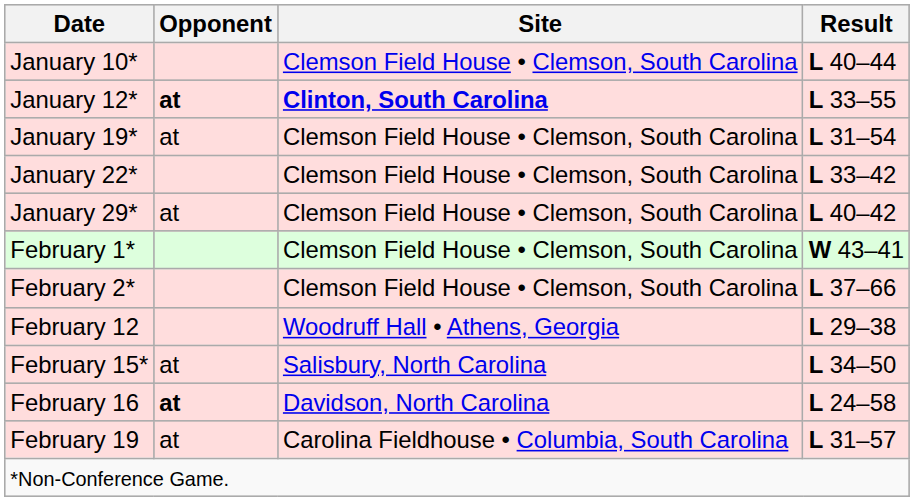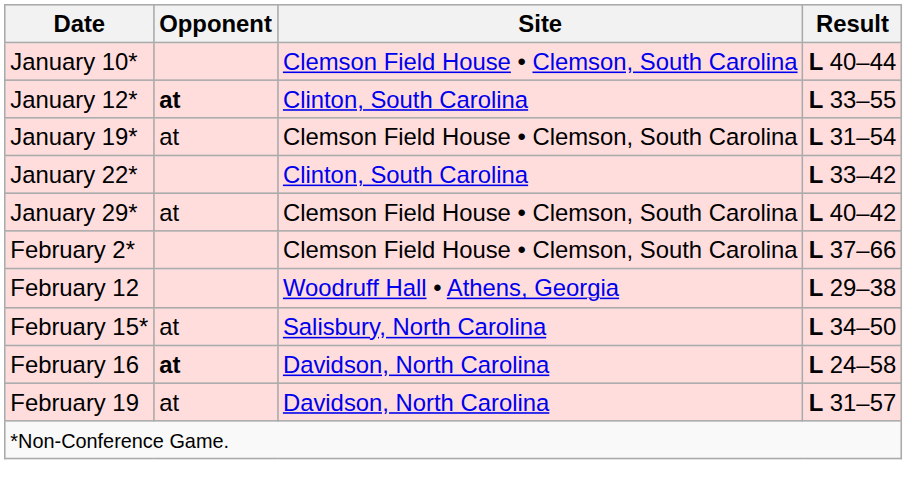(415, 99) bold -> (406, 99) normal
(540, 175) Clemson Field House • Clemson, South Carolina -> (406, 175) Clinton, South Carolina
- row: (73, 251)
(536, 439) Carolina Fieldhouse • Columbia, South Carolina -> (416, 402) Davidson, North Carolina
